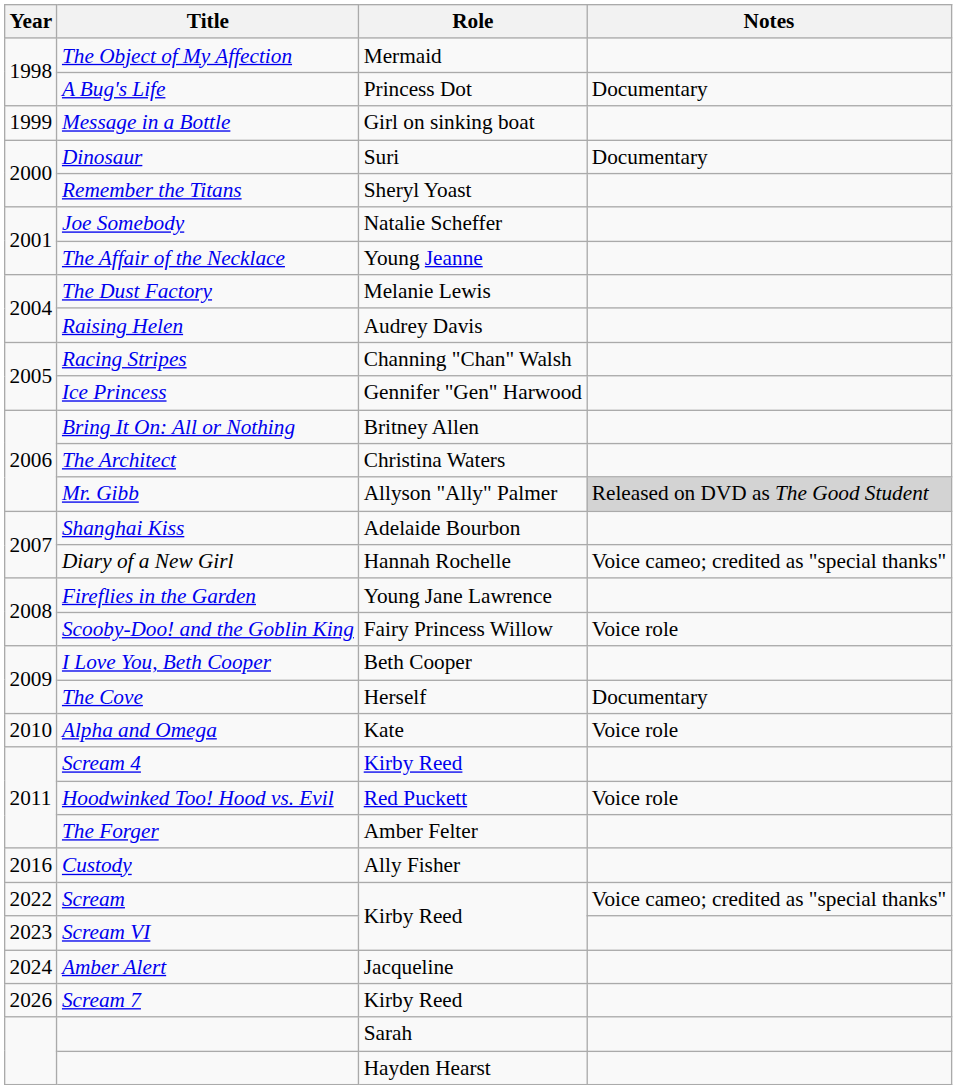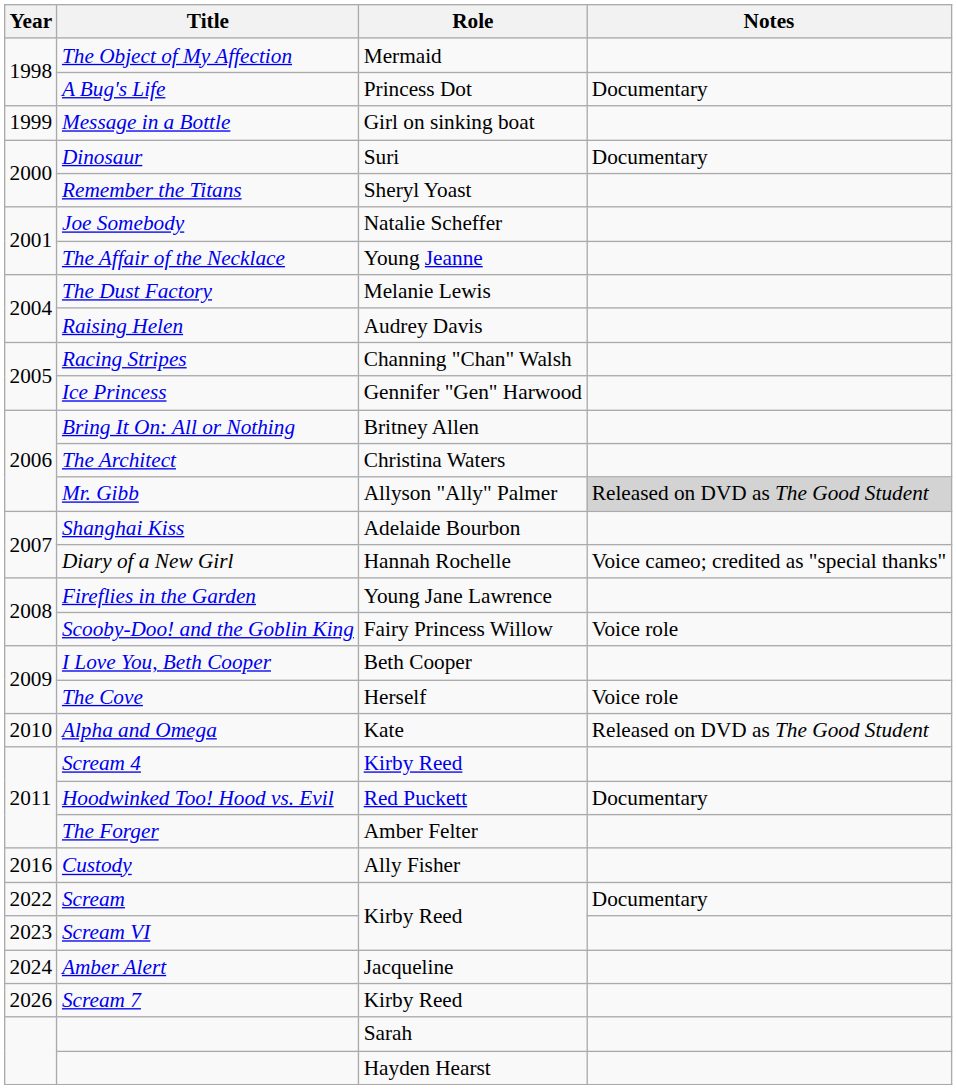(650, 696) Documentary -> (635, 696) Voice role
(635, 730) Voice role -> (760, 730) Released on DVD as The Good Student
(635, 797) Voice role -> (650, 797) Documentary
(769, 898) Voice cameo; credited as "special thanks" -> (650, 898) Documentary
